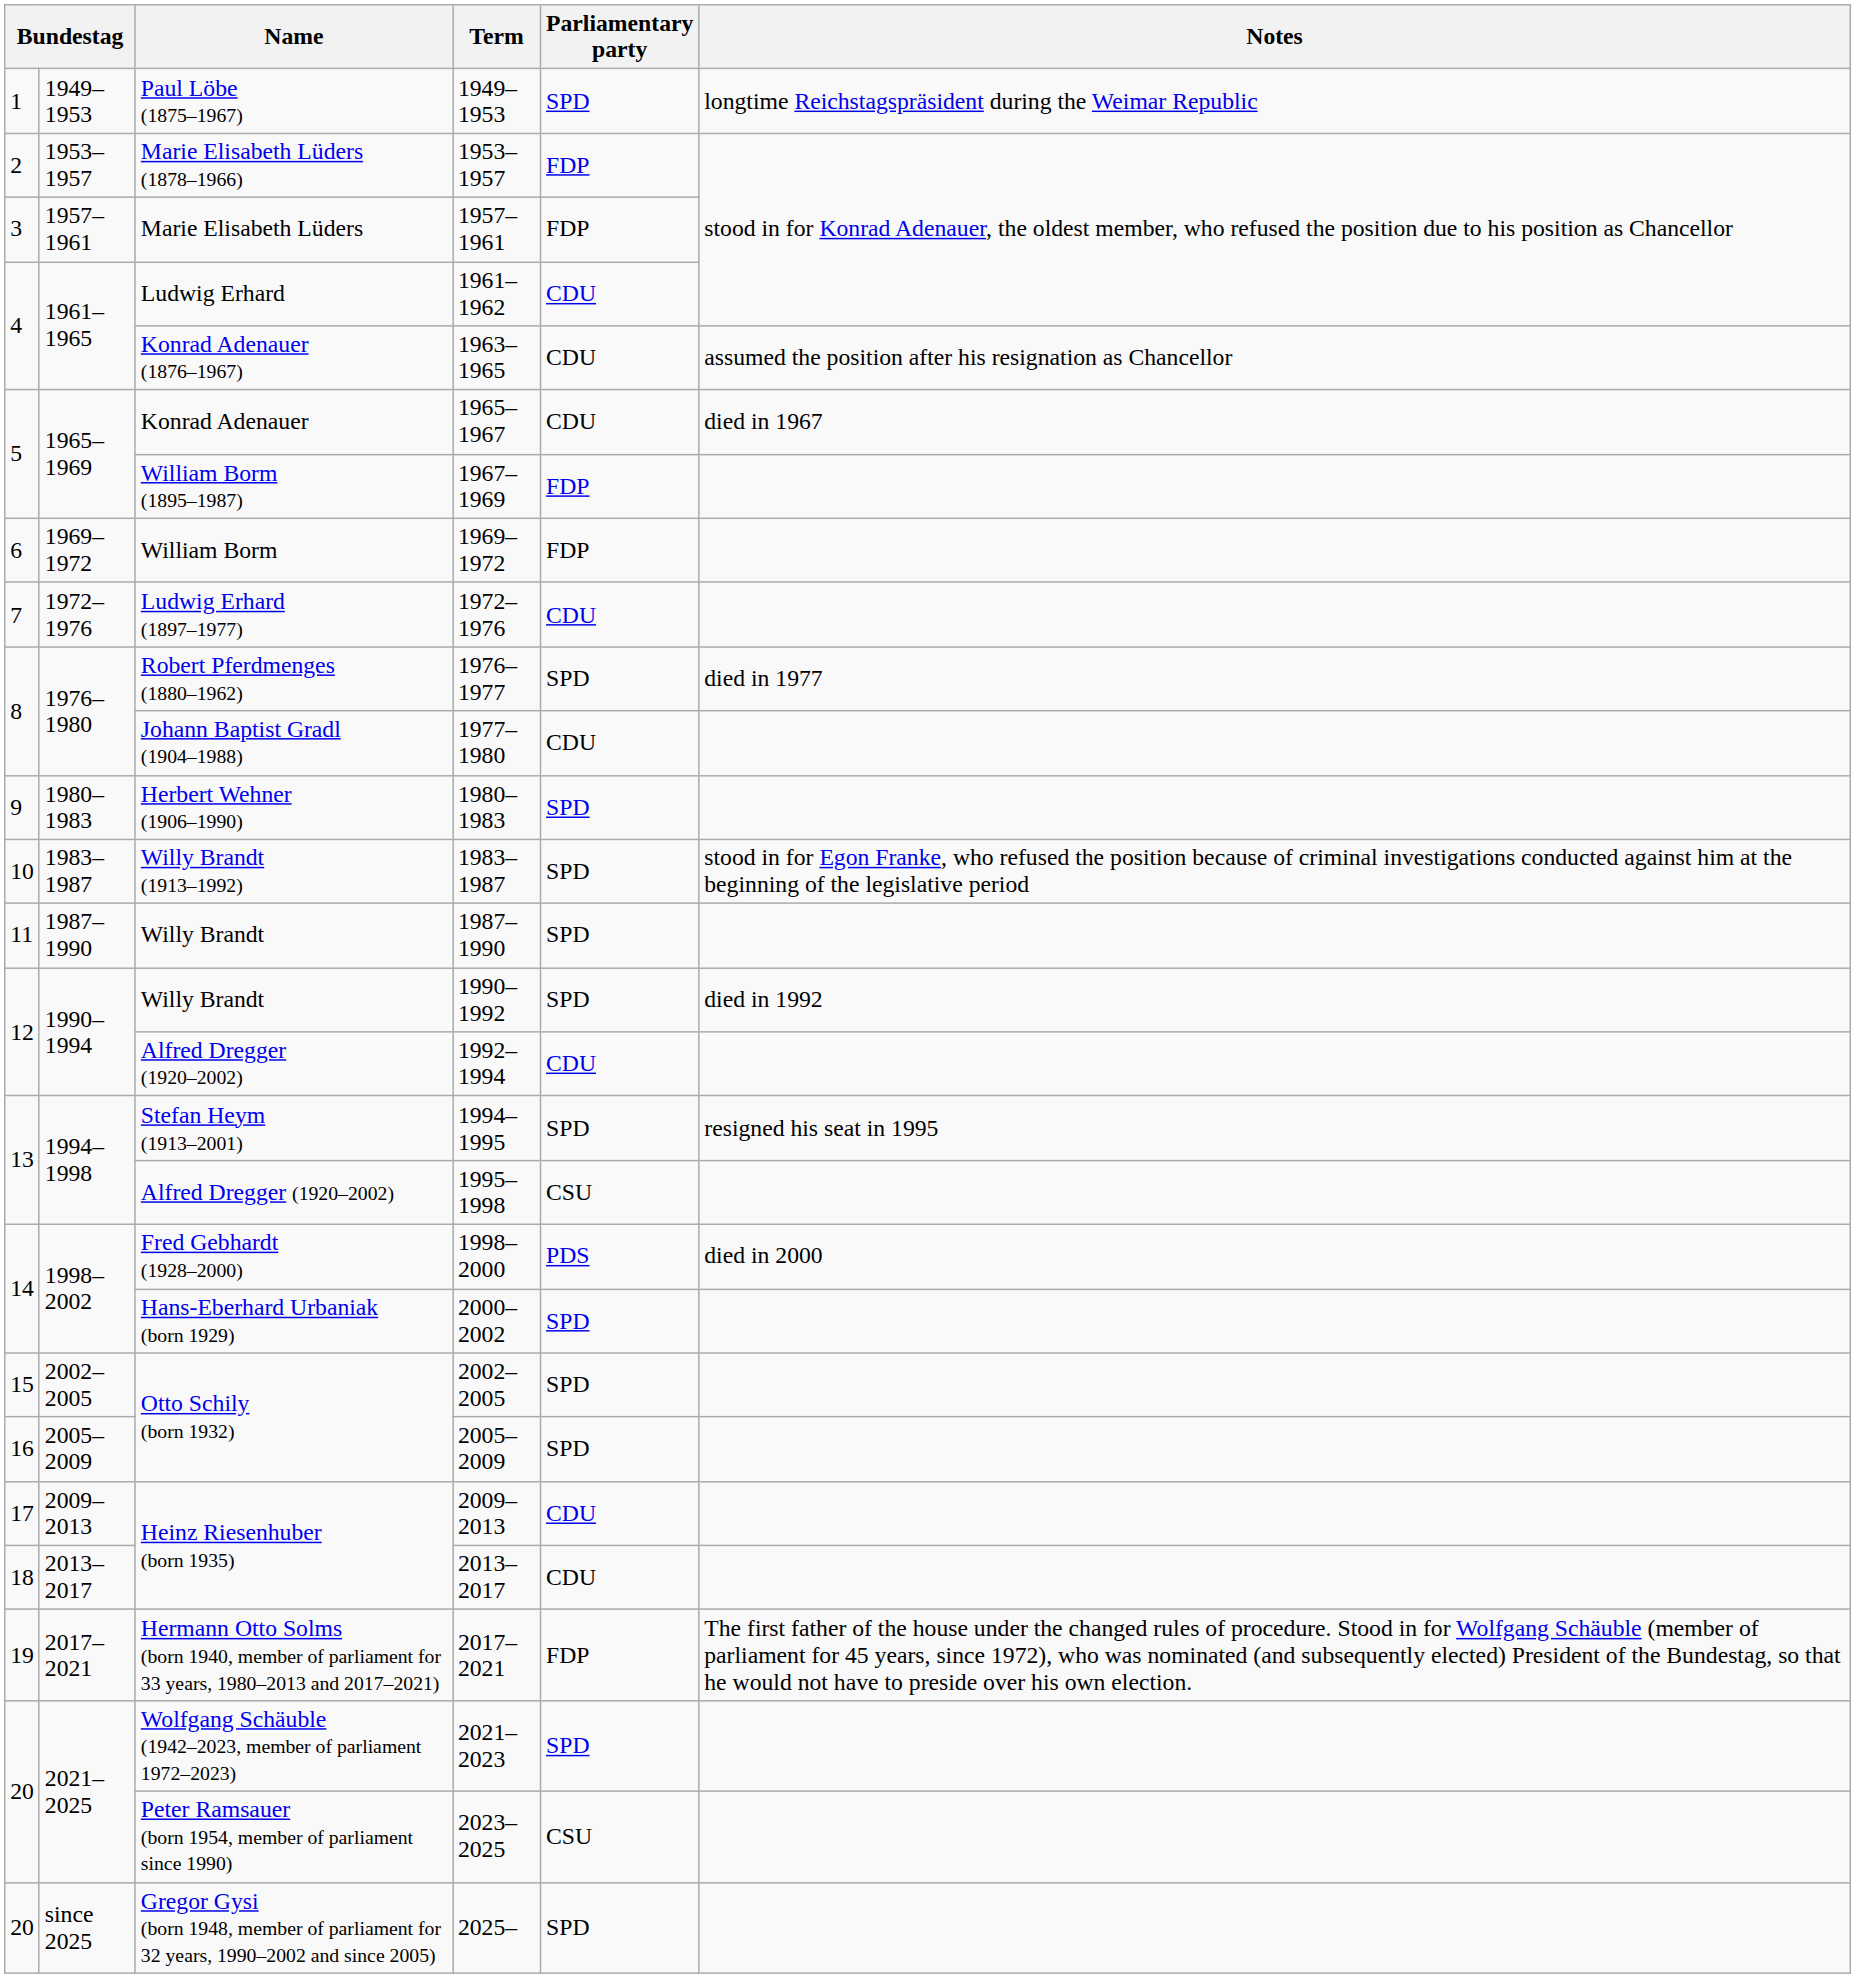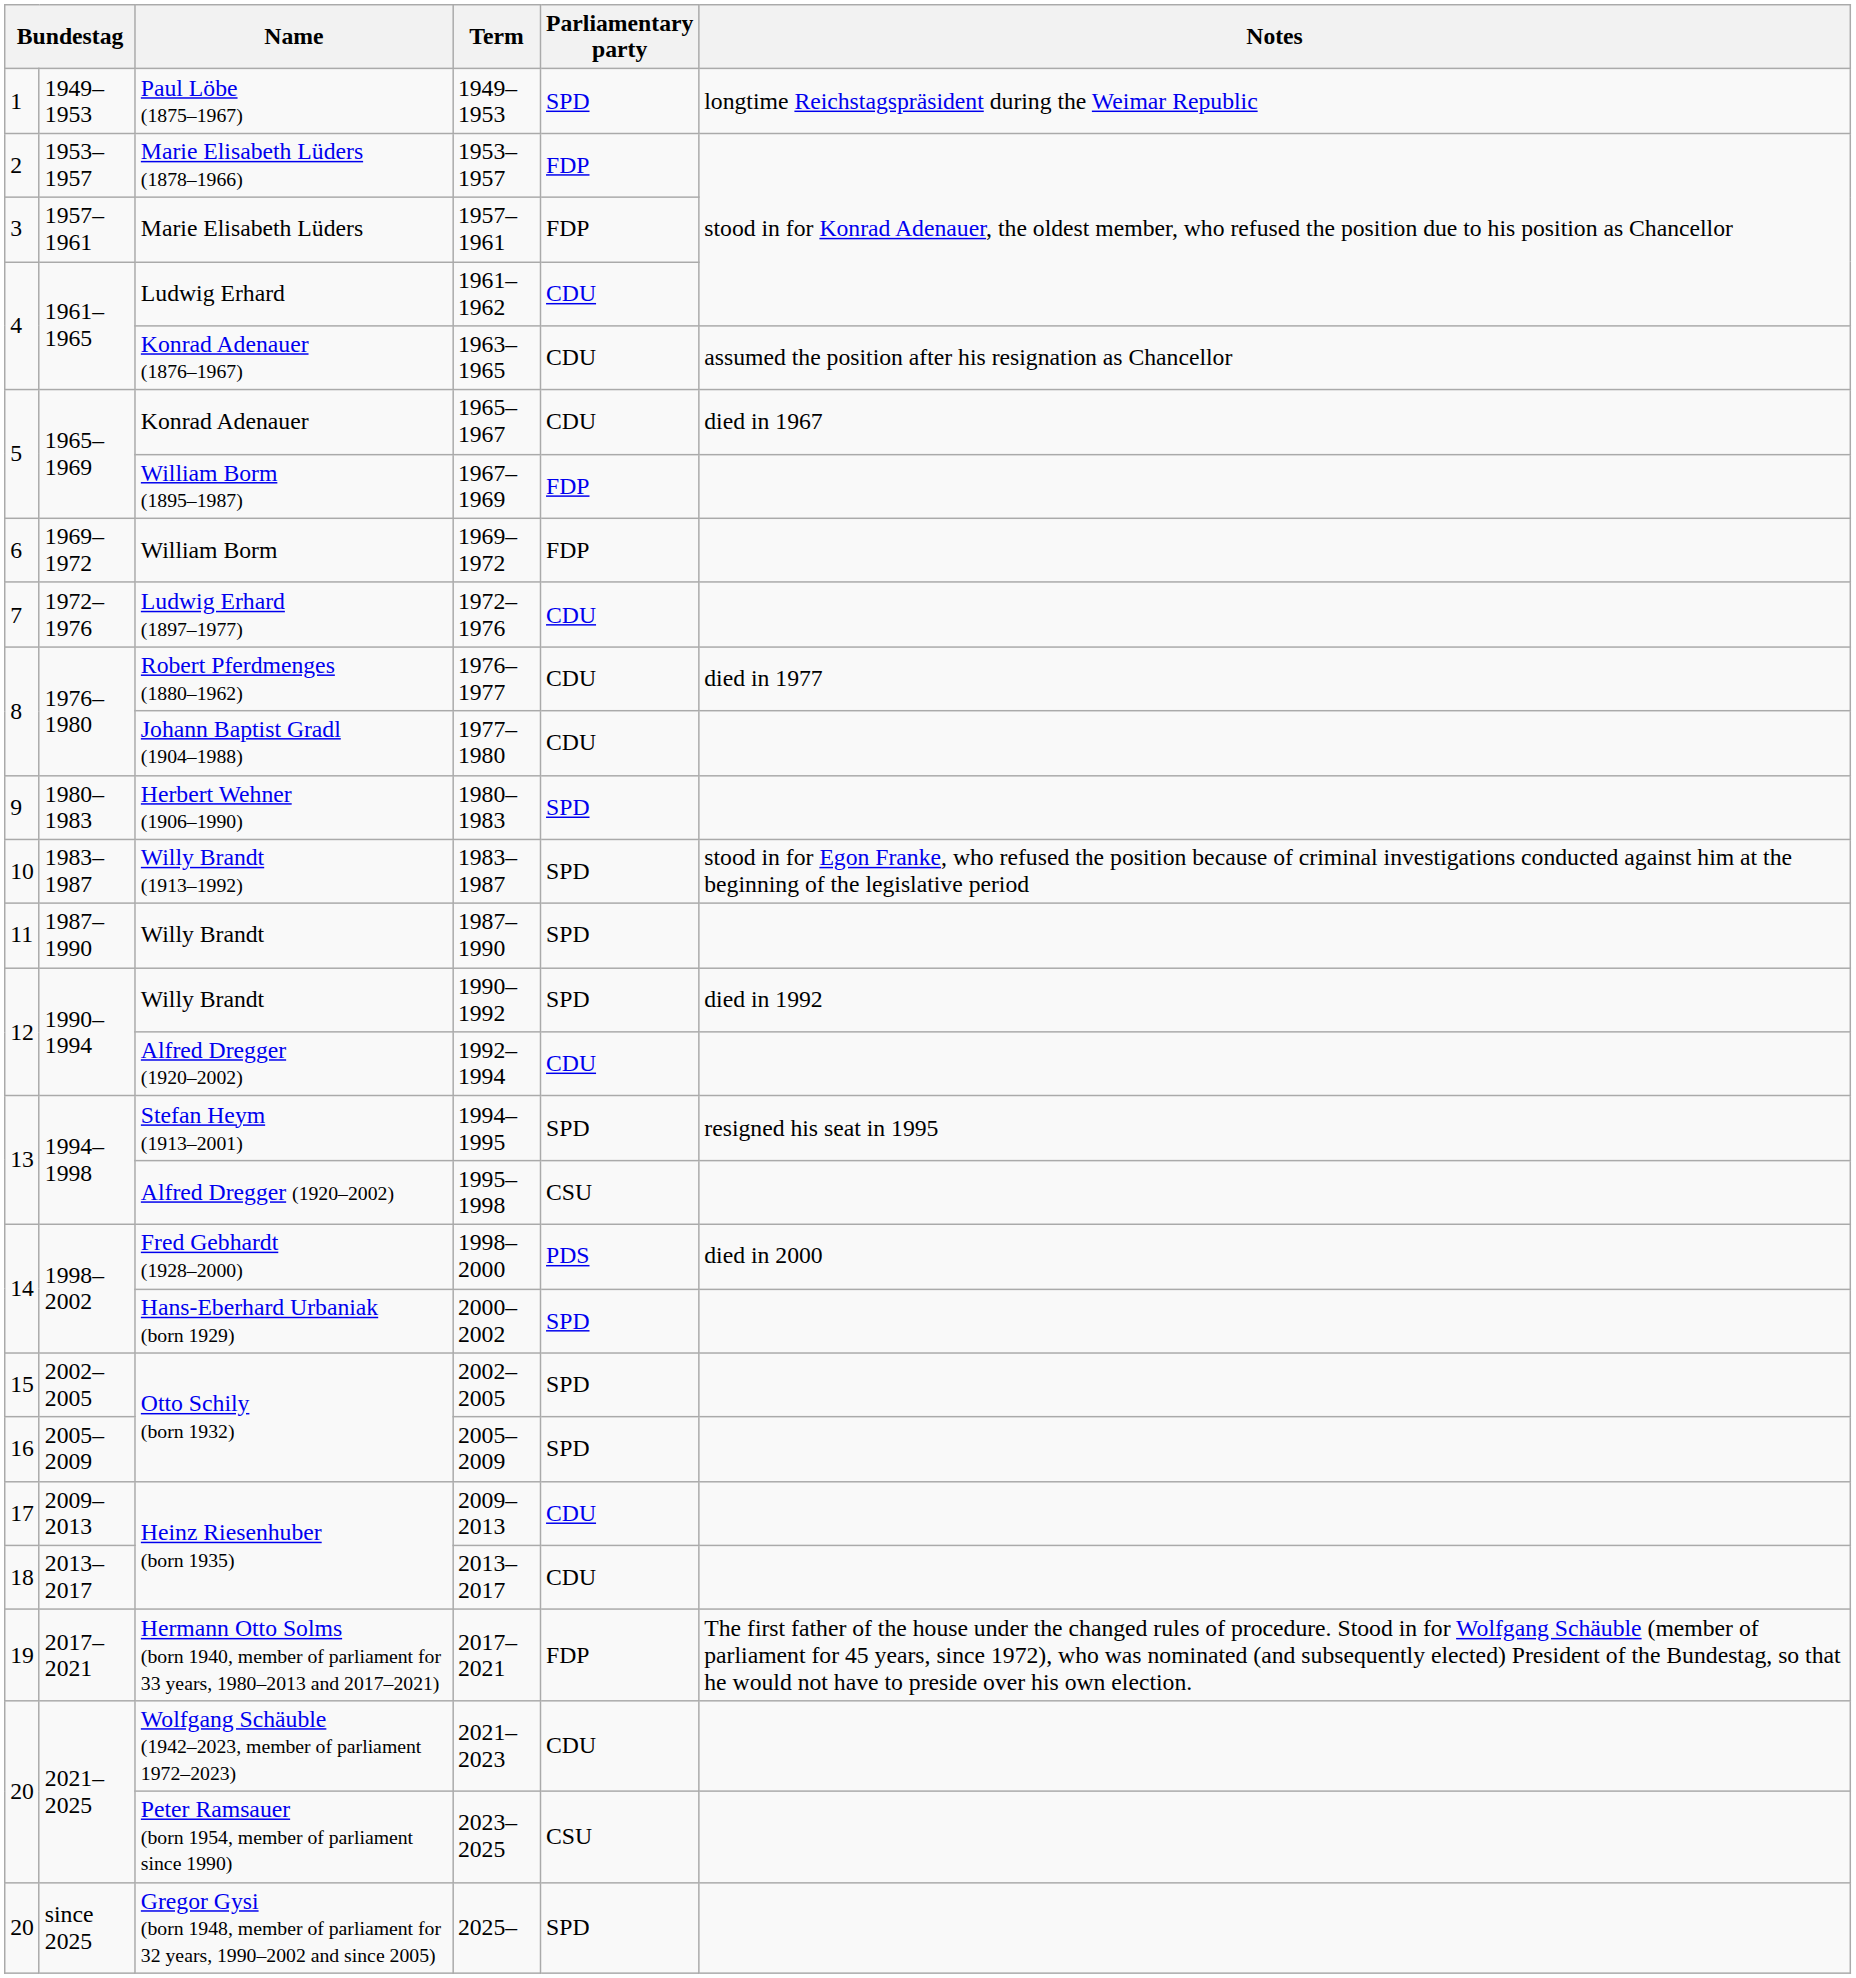(568, 678) SPD -> (571, 678) CDU
(568, 1745) SPD -> (571, 1745) CDU
